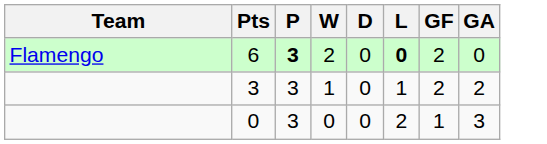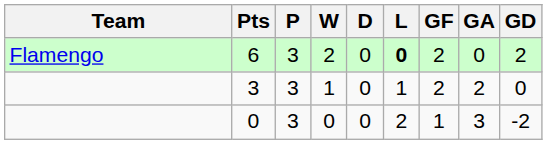+ column: (521, 21)
(293, 54) bold -> (293, 54) normal
